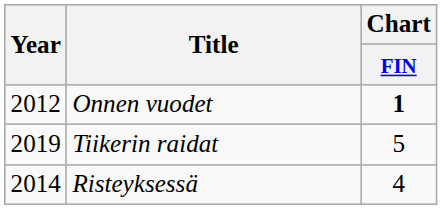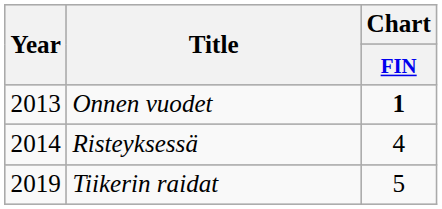(36, 104) 2012 -> (36, 104) 2013
rows swapped: (135, 183) <-> (145, 143)
